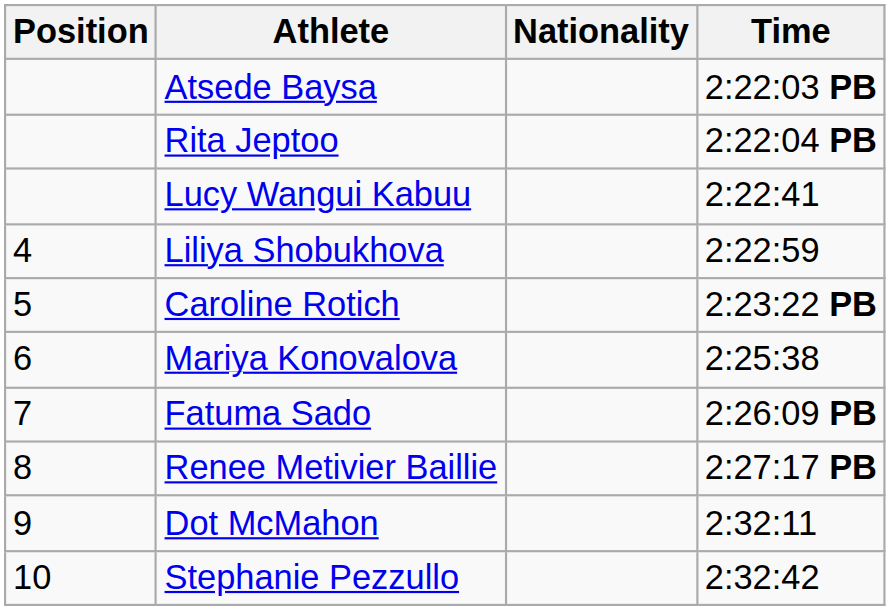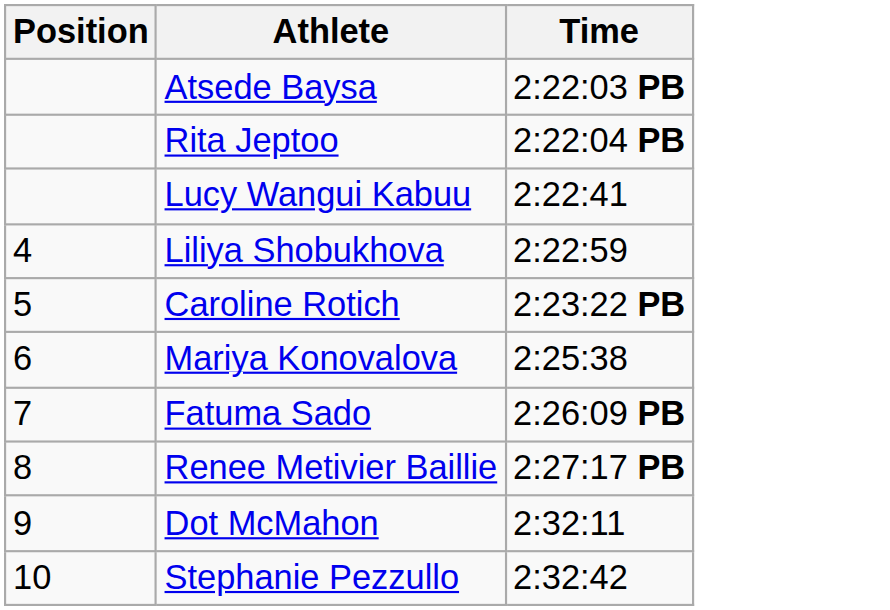- column: (601, 31)
